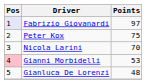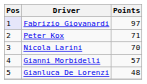(136, 36) 75 -> (136, 36) 71
(8, 61) pink background -> (8, 61) no background
(136, 61) 53 -> (136, 61) 57
